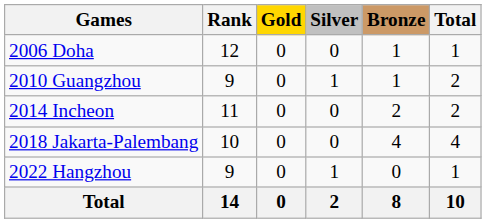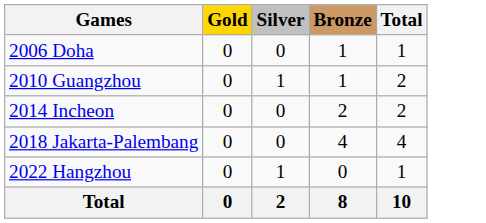- column: (230, 19)
